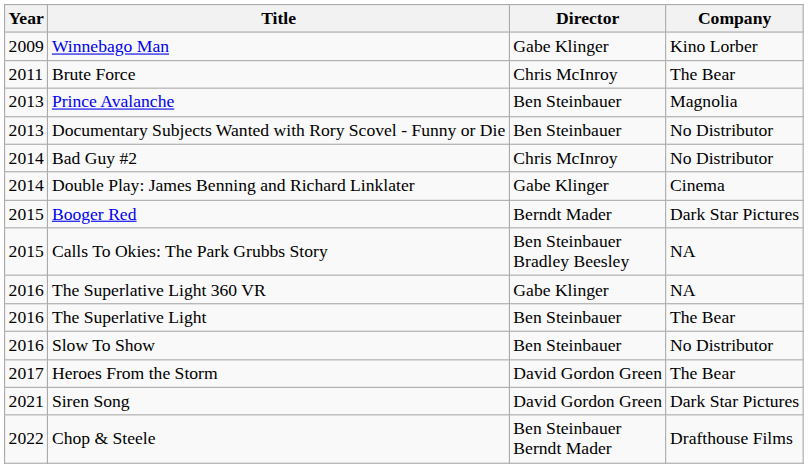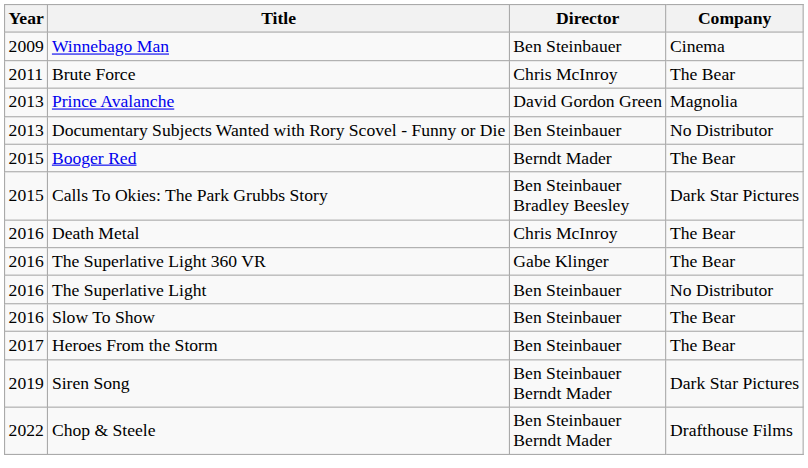(561, 46) Gabe Klinger -> (567, 46) Ben Steinbauer
(714, 46) Kino Lorber -> (697, 46) Cinema
(567, 102) Ben Steinbauer -> (588, 102) David Gordon Green
- row: (94, 158)
- row: (233, 185)
(735, 213) Dark Star Pictures -> (703, 158) The Bear
(683, 251) NA -> (735, 195) Dark Star Pictures
+ row: (96, 233)
(683, 289) NA -> (703, 261) The Bear
(703, 317) The Bear -> (722, 289) No Distributor
(722, 345) No Distributor -> (703, 317) The Bear
(588, 373) David Gordon Green -> (567, 345) Ben Steinbauer
(26, 401) 2021 -> (26, 383) 2019
(588, 401) David Gordon Green -> (567, 383) Ben Steinbauer Berndt Mader
